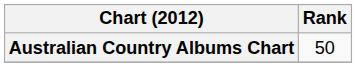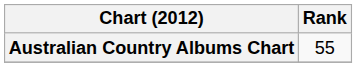(325, 47) 50 -> (325, 47) 55
